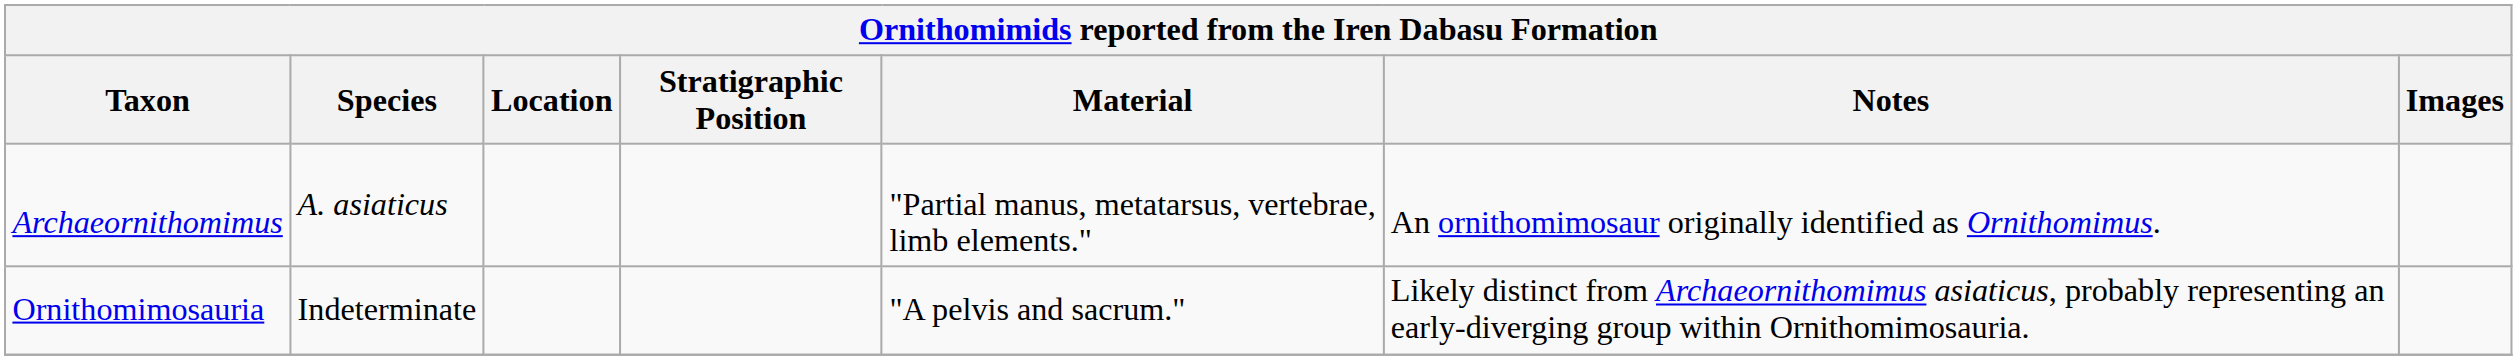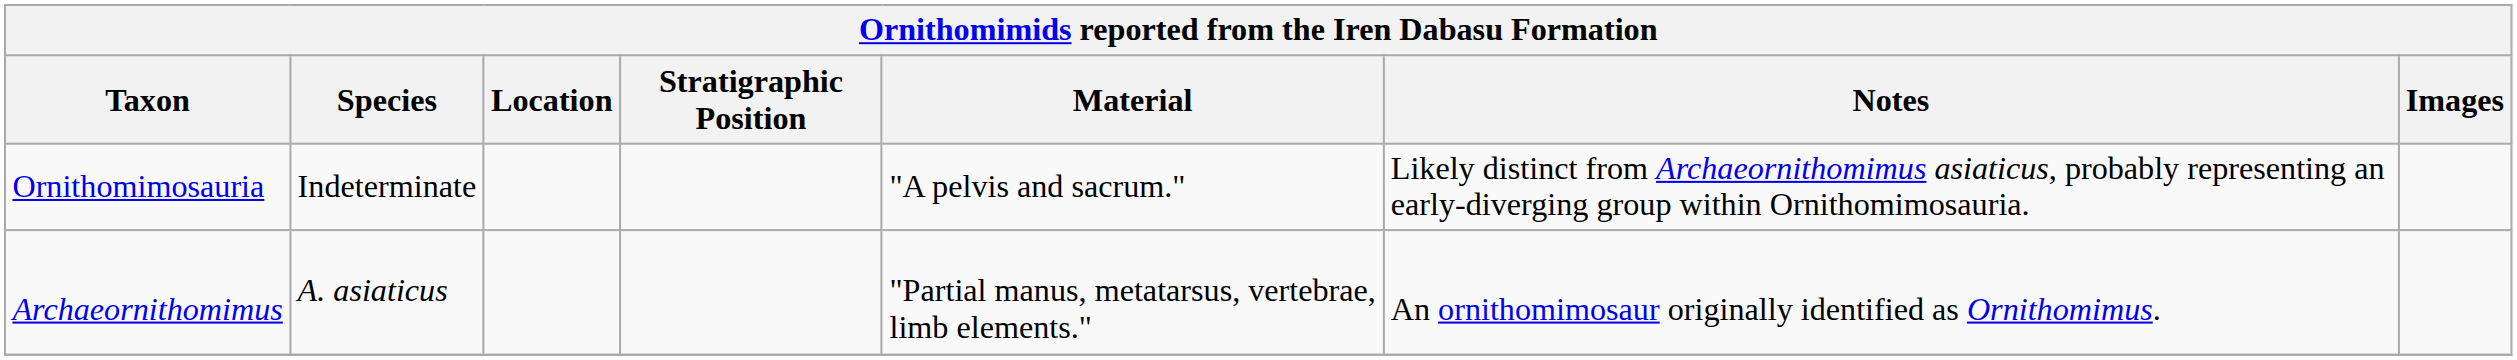rows swapped: (148, 222) <-> (138, 309)
